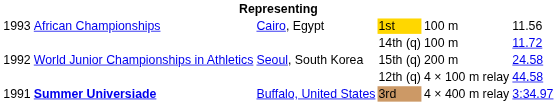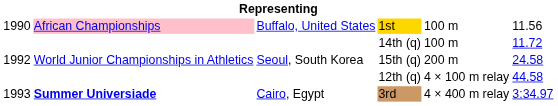(17, 26) 1993 -> (17, 26) 1990
(97, 26) no background -> (97, 26) pink background
(290, 26) Cairo, Egypt -> (316, 26) Buffalo, United States
(17, 94) 1991 -> (17, 94) 1993
(316, 94) Buffalo, United States -> (290, 94) Cairo, Egypt
